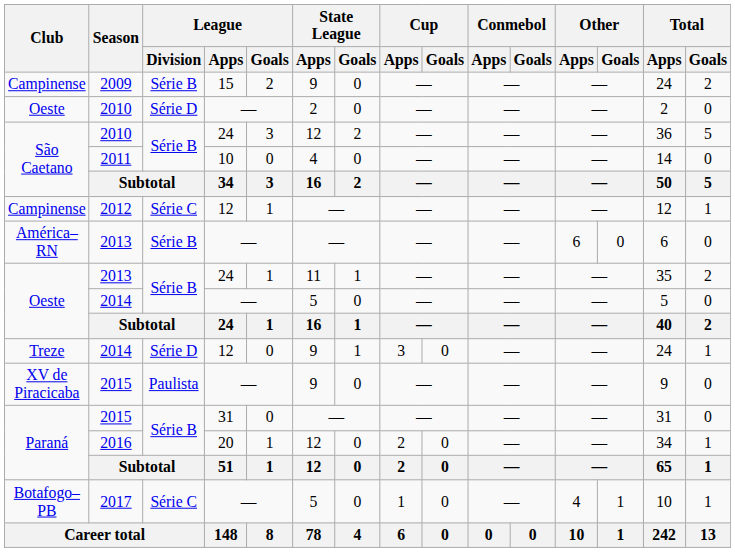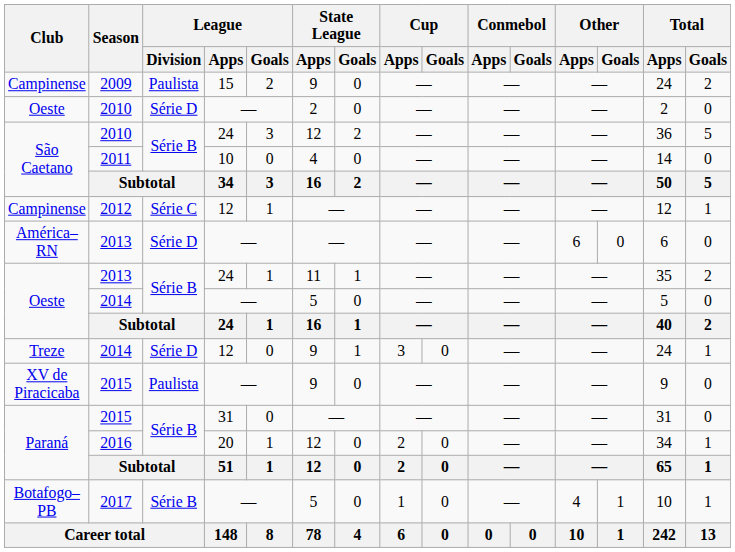(174, 84) Série B -> (174, 84) Paulista
(174, 242) Série B -> (174, 242) Série D
(174, 501) Série C -> (174, 501) Série B
